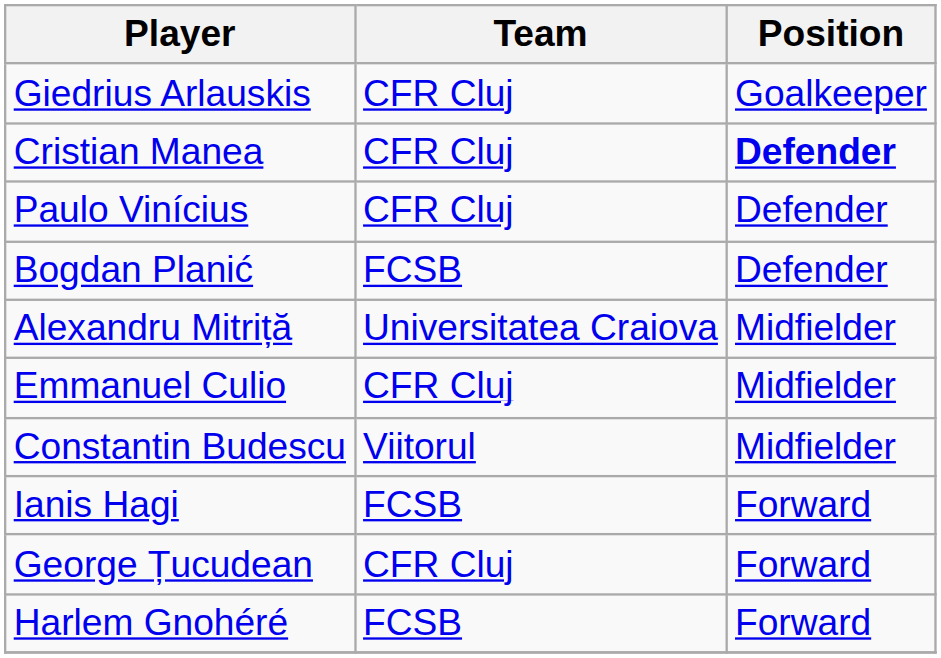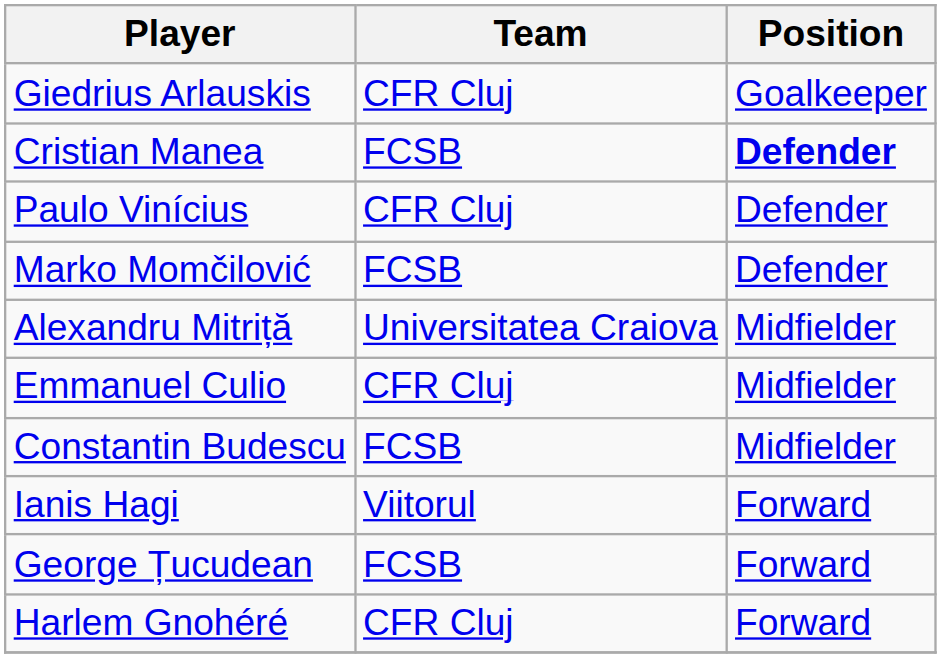(438, 151) CFR Cluj -> (413, 151) FCSB
- row: (133, 269)
+ row: (162, 269)
(419, 446) Viitorul -> (413, 446) FCSB
(413, 504) FCSB -> (419, 504) Viitorul
(438, 563) CFR Cluj -> (413, 563) FCSB
(413, 622) FCSB -> (438, 622) CFR Cluj
